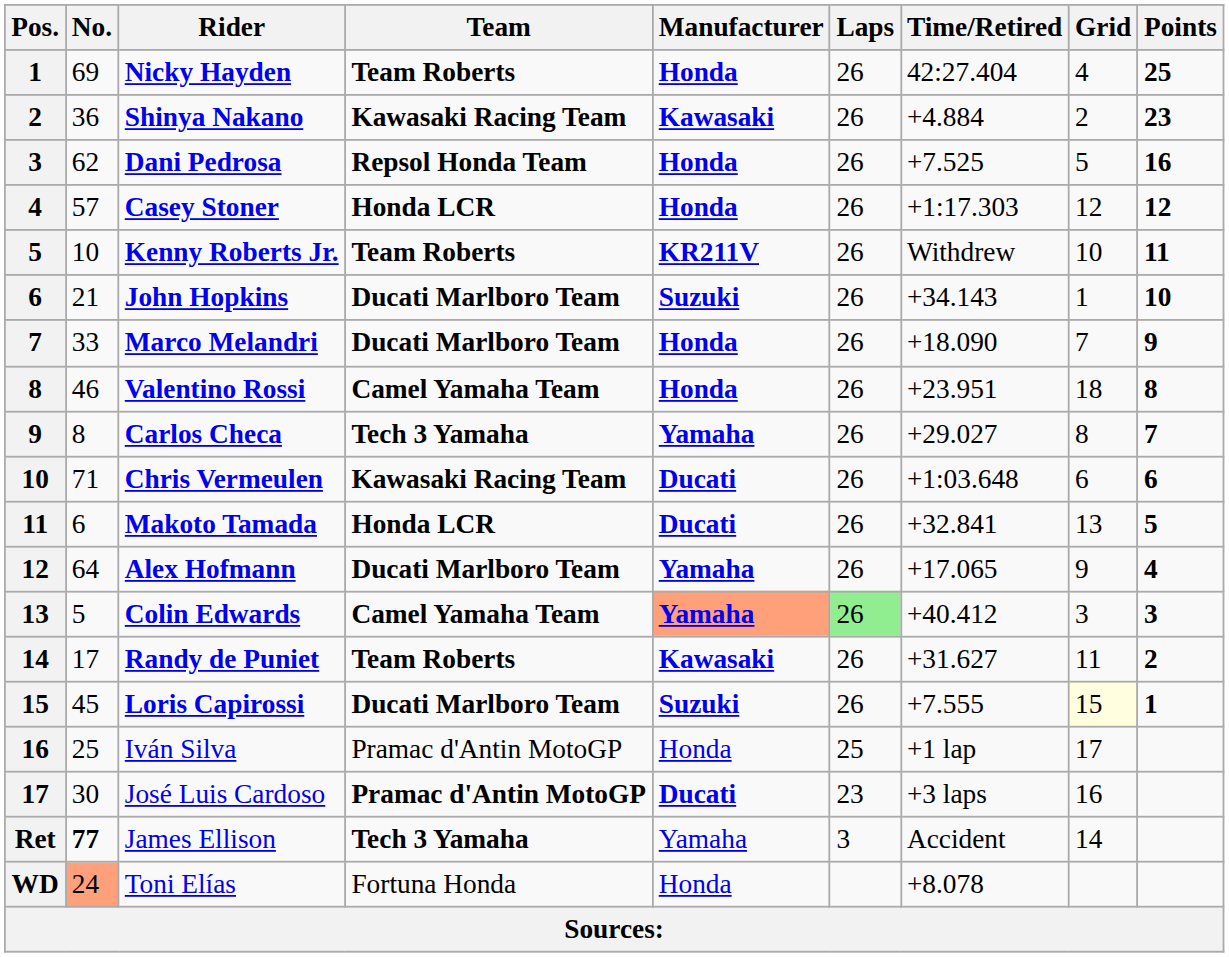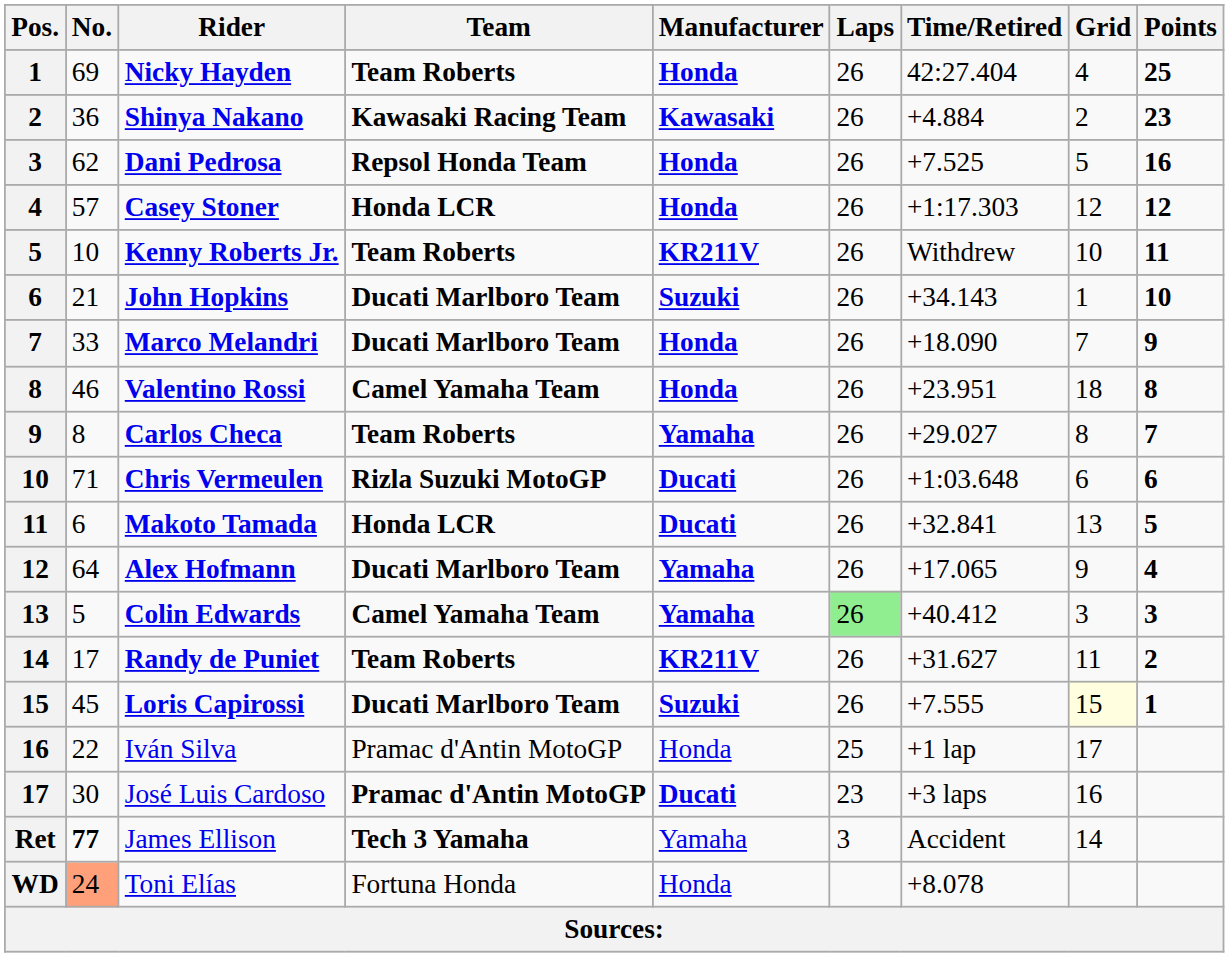(440, 433) Tech 3 Yamaha -> (433, 433) Team Roberts
(489, 478) Kawasaki Racing Team -> (479, 478) Rizla Suzuki MotoGP
(707, 613) lightsalmon background -> (707, 613) no background
(716, 658) Kawasaki -> (709, 658) KR211V
(85, 749) 25 -> (85, 749) 22
